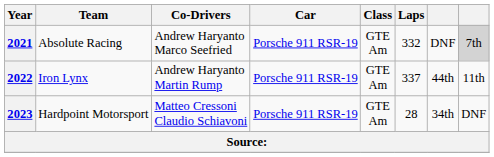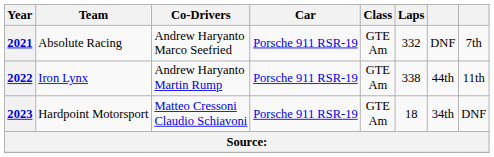(474, 43) lightgrey background -> (474, 43) no background
(411, 78) 337 -> (411, 78) 338
(411, 114) 28 -> (411, 114) 18
